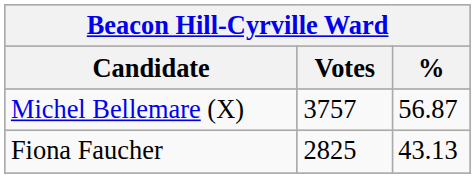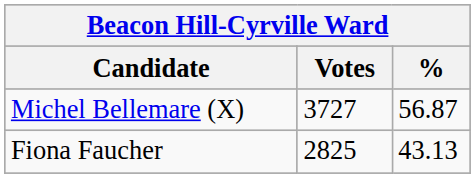(330, 109) 3757 -> (330, 109) 3727
